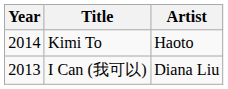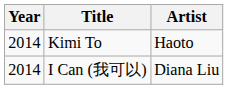(24, 70) 2013 -> (24, 70) 2014
